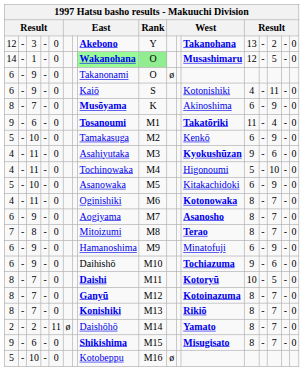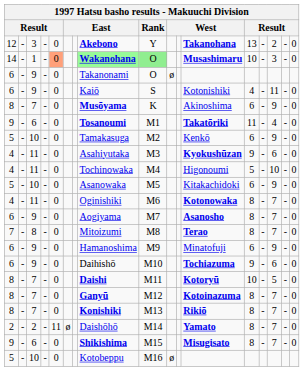(56, 59) no background -> (56, 59) lightsalmon background
(252, 59) 12 -> (252, 59) 10
(274, 59) 5 -> (274, 59) 3
